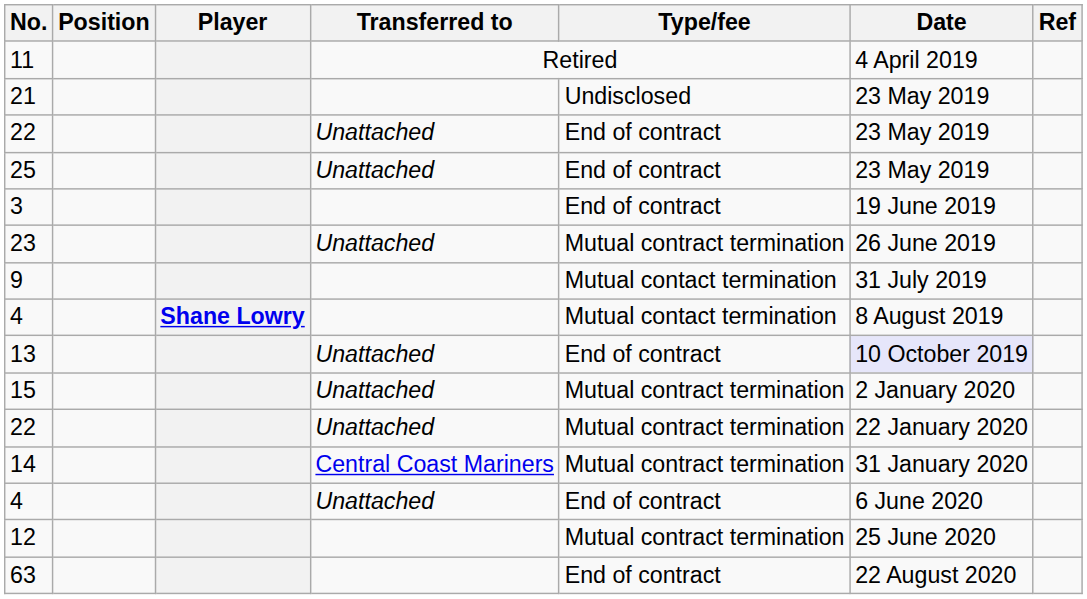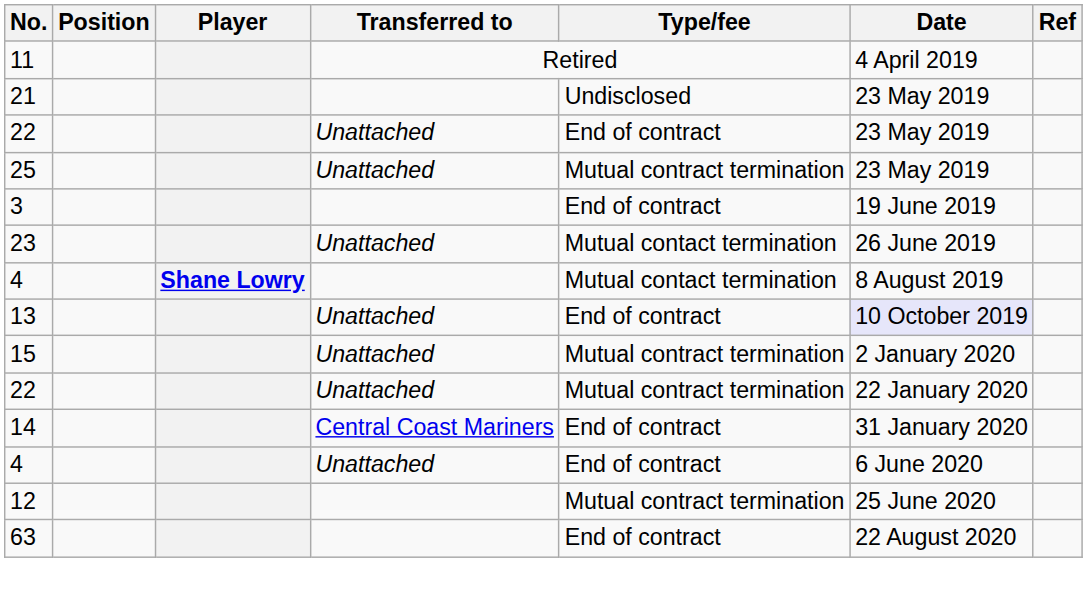(643, 170) End of contract -> (705, 170) Mutual contract termination
(705, 243) Mutual contract termination -> (701, 243) Mutual contact termination
- row: (17, 280)
(705, 464) Mutual contract termination -> (643, 427) End of contract
